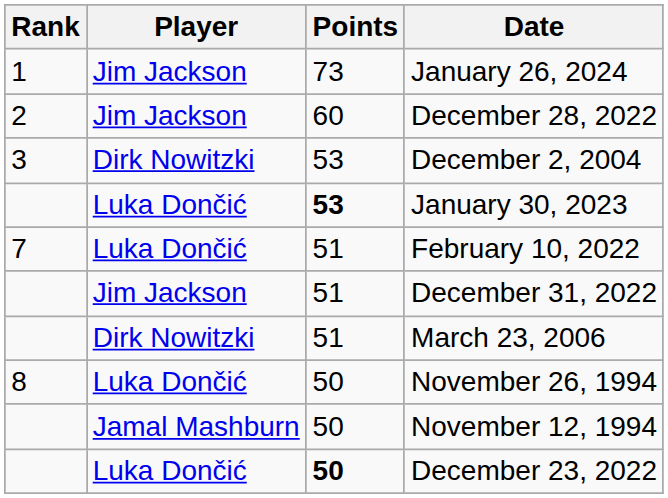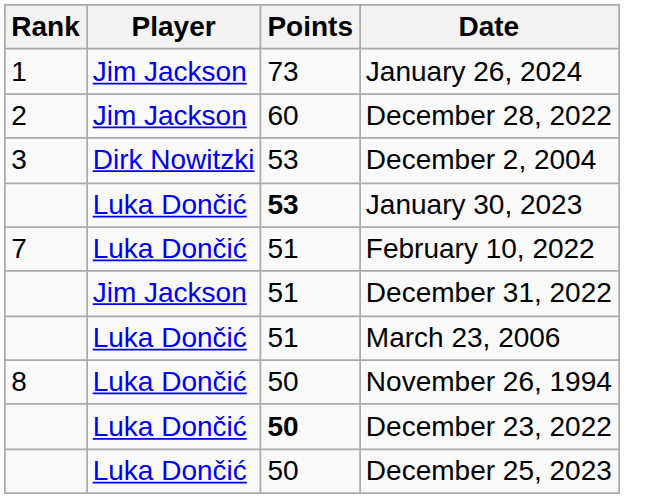(174, 337) Dirk Nowitzki -> (170, 337) Luka Dončić
- row: (534, 426)
+ row: (489, 470)
